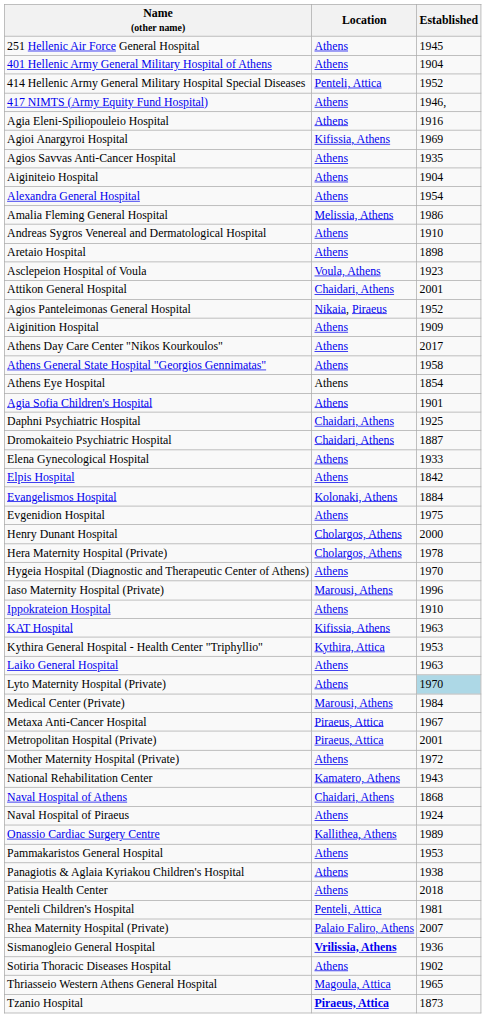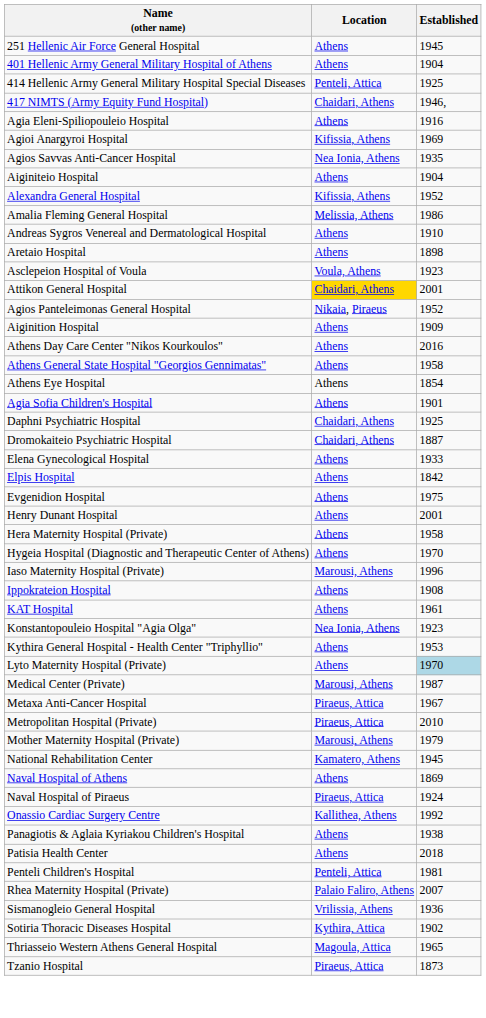(431, 83) 1952 -> (431, 83) 1925
(331, 102) Athens -> (354, 102) Chaidari, Athens
(331, 158) Athens -> (357, 158) Nea Ionia, Athens
(331, 196) Athens -> (352, 196) Kifissia, Athens
(431, 196) 1954 -> (431, 196) 1952
(354, 290) no background -> (354, 290) gold background
(431, 346) 2017 -> (431, 346) 2016
- row: (62, 496)
(358, 534) Cholargos, Athens -> (331, 515) Athens
(431, 534) 2000 -> (431, 515) 2001
(358, 552) Cholargos, Athens -> (331, 534) Athens
(431, 552) 1978 -> (431, 534) 1958
(431, 609) 1910 -> (431, 590) 1908
(352, 628) Kifissia, Athens -> (331, 609) Athens
(431, 628) 1963 -> (431, 609) 1961
+ row: (102, 628)
(350, 646) Kythira, Attica -> (331, 646) Athens
- row: (63, 665)
(431, 703) 1984 -> (431, 684) 1987
(431, 740) 2001 -> (431, 721) 2010
(331, 759) Athens -> (354, 740) Marousi, Athens
(431, 759) 1972 -> (431, 740) 1979
(431, 778) 1943 -> (431, 759) 1945
(354, 797) Chaidari, Athens -> (331, 778) Athens
(431, 797) 1868 -> (431, 778) 1869
(331, 815) Athens -> (349, 797) Piraeus, Attica
(431, 834) 1989 -> (431, 815) 1992
- row: (85, 853)
(356, 947) bold -> (354, 909) normal
(331, 966) Athens -> (350, 928) Kythira, Attica
(352, 1003) bold -> (349, 966) normal
